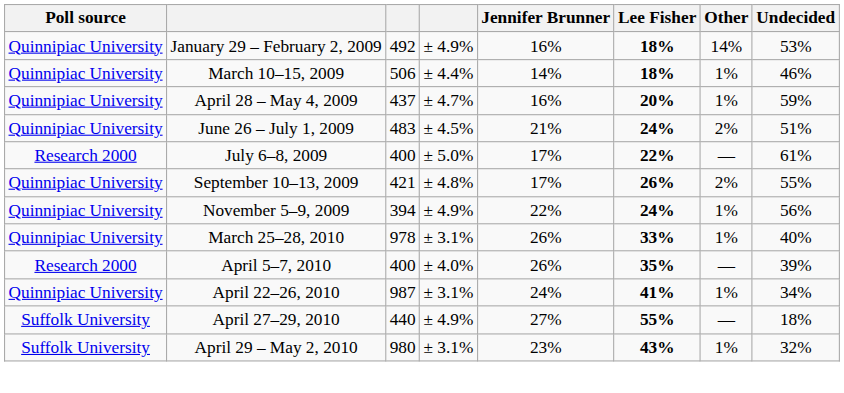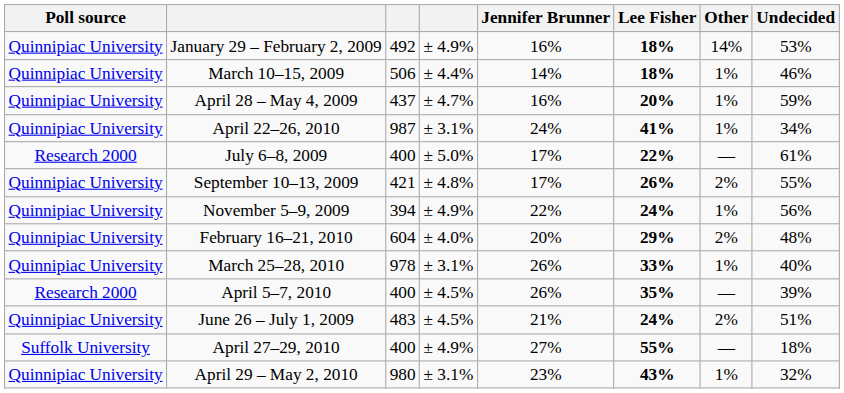rows swapped: (276, 127) <-> (276, 292)
+ row: (276, 237)
(448, 264) ± 4.0% -> (448, 292) ± 4.5%
(403, 319) 440 -> (403, 347) 400
(86, 347) Suffolk University -> (86, 374) Quinnipiac University
